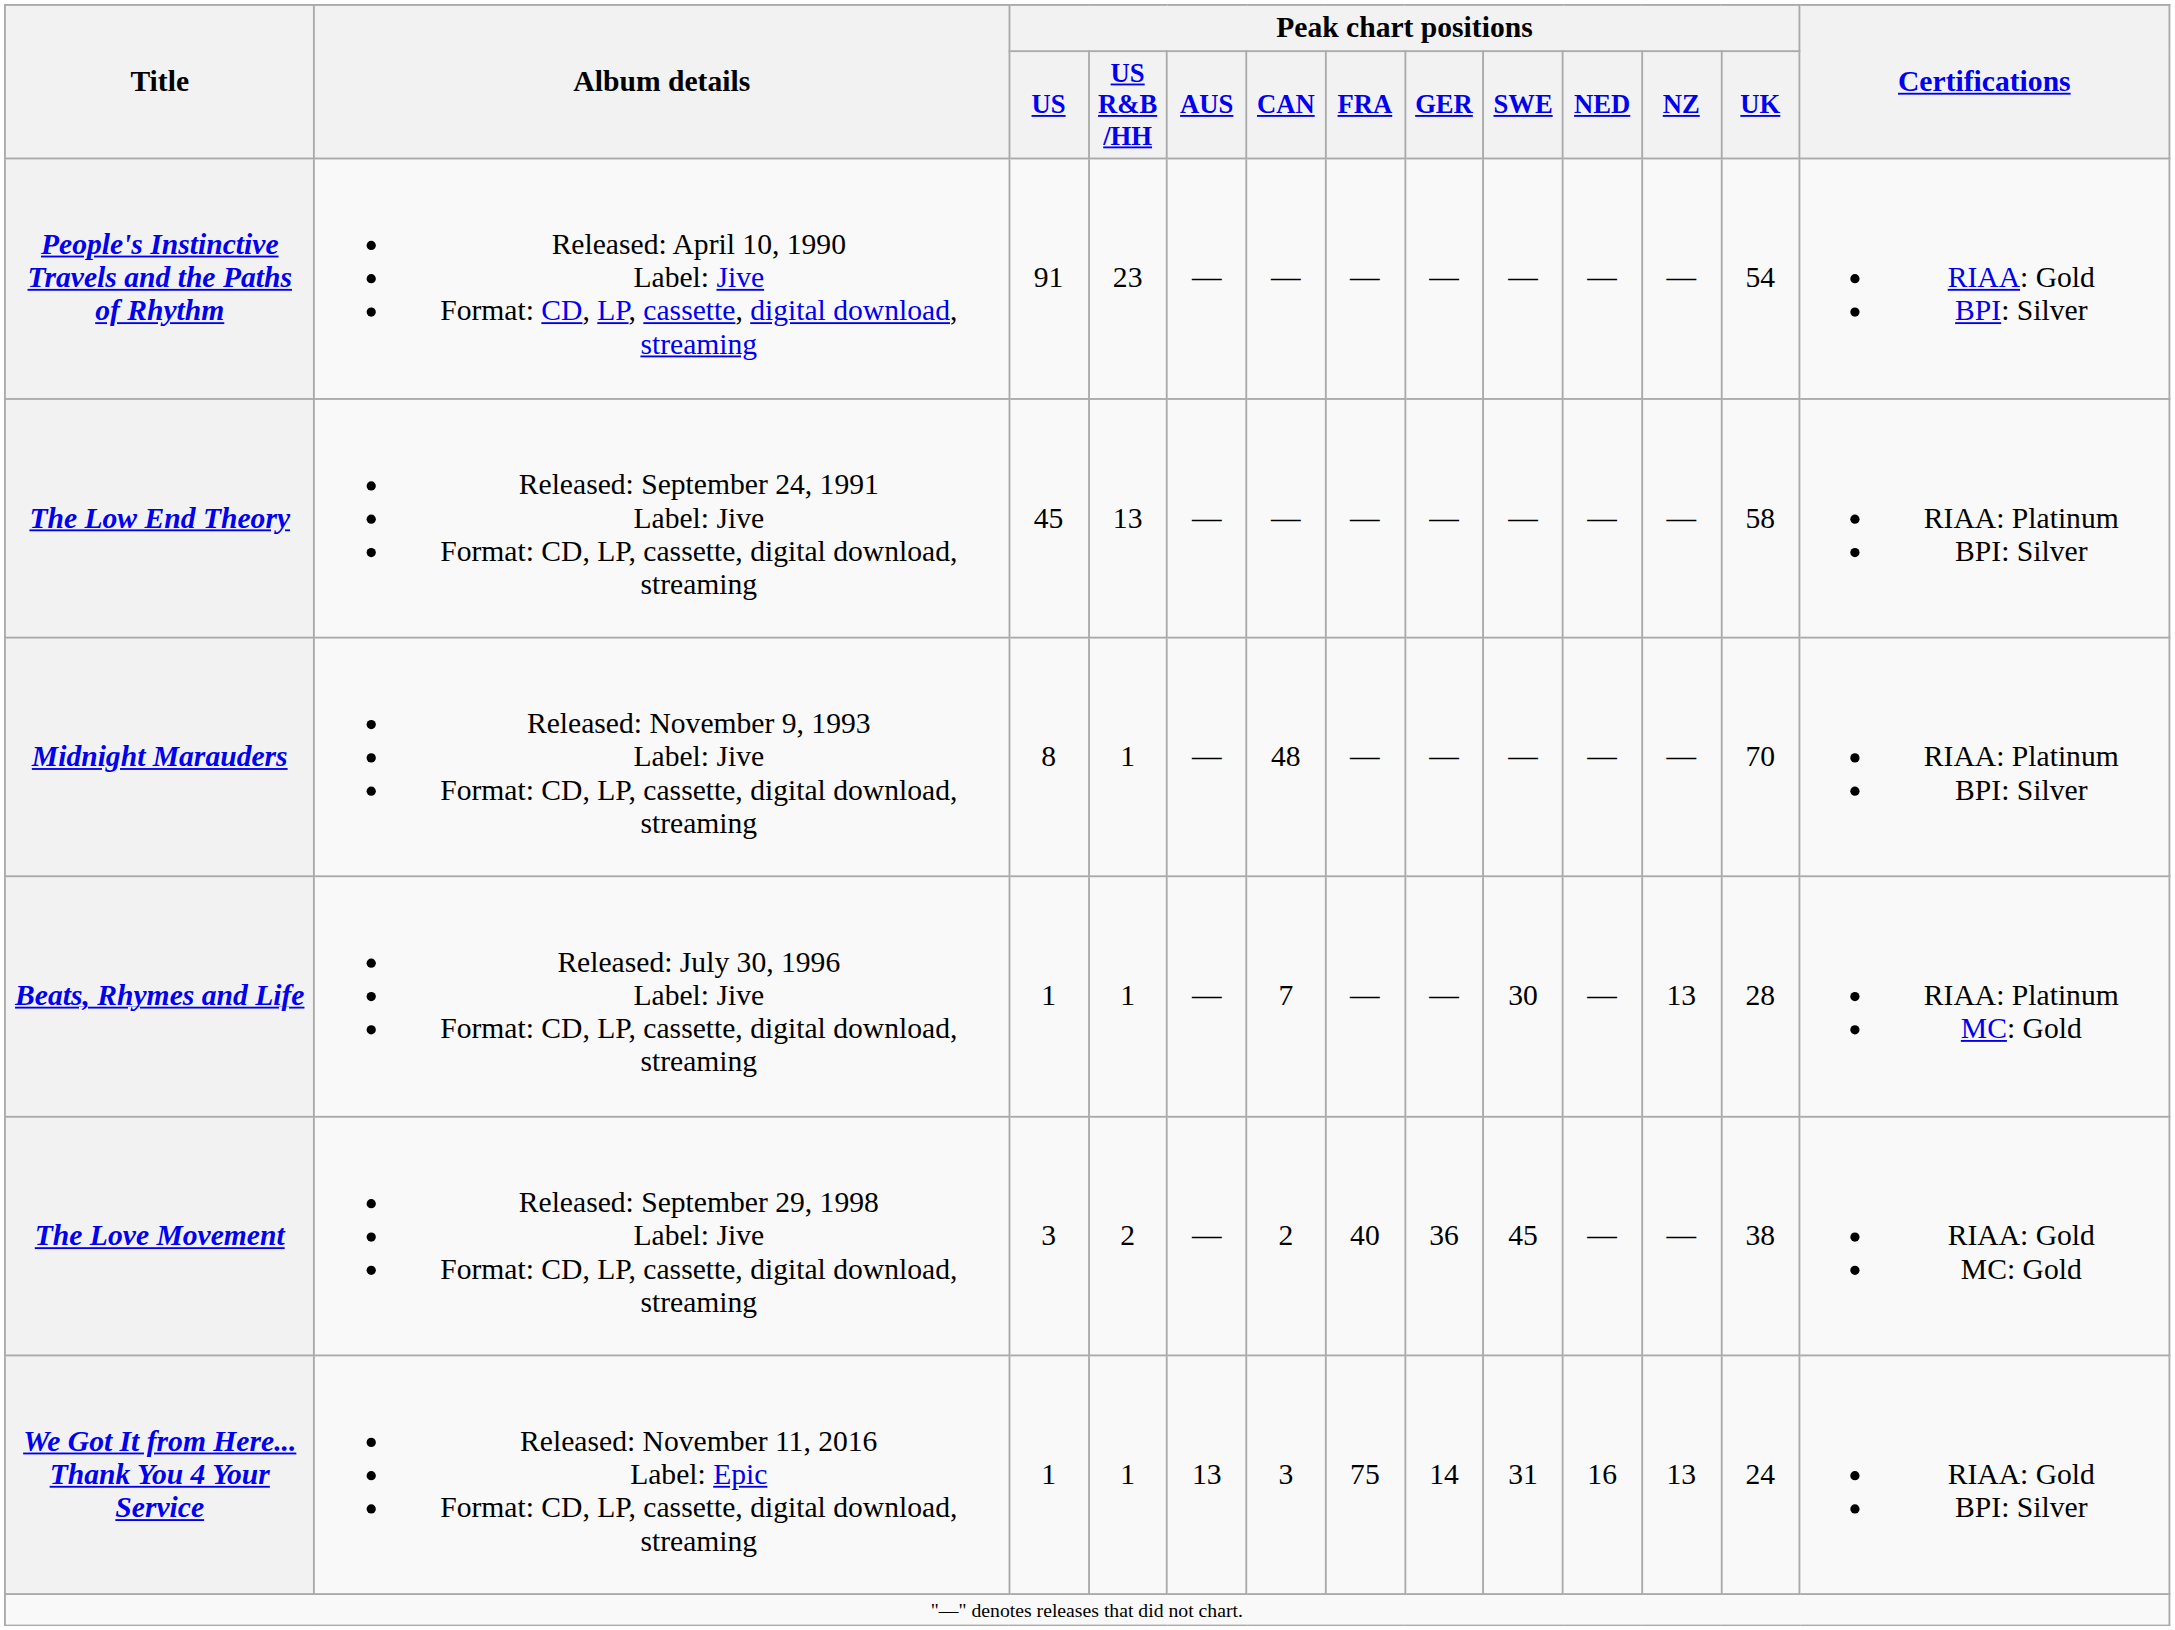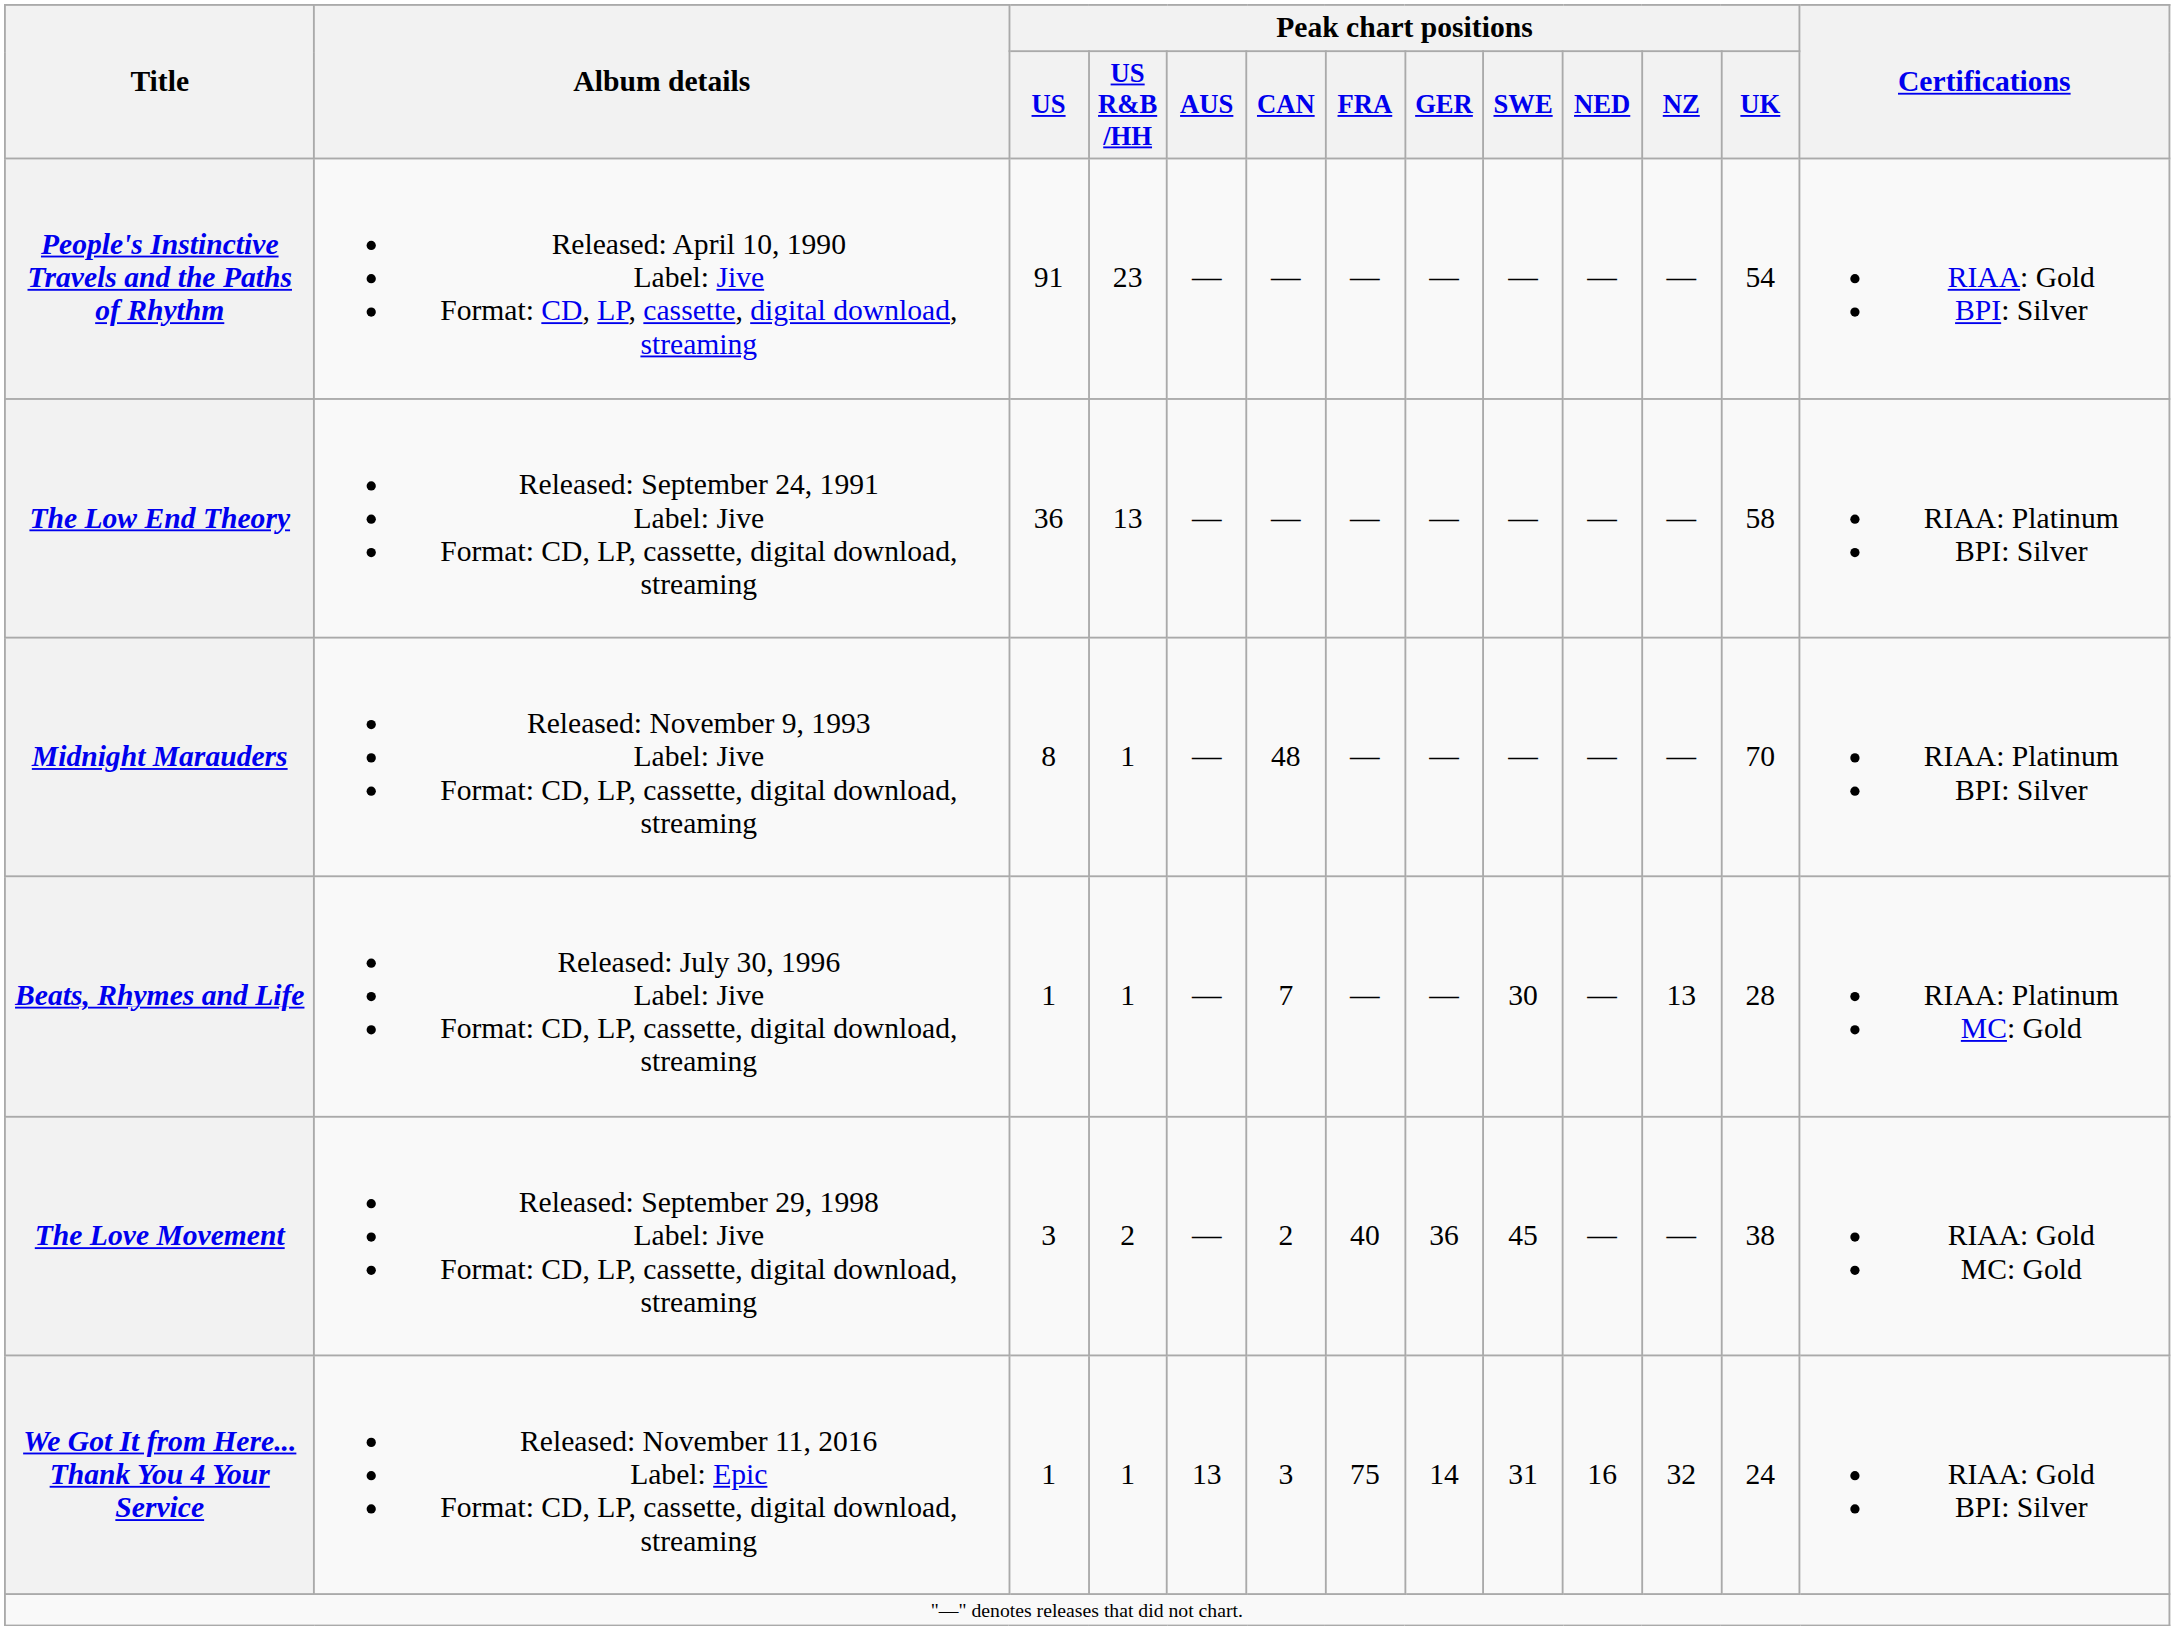(1049, 517) 45 -> (1049, 517) 36
(1681, 1474) 13 -> (1681, 1474) 32
